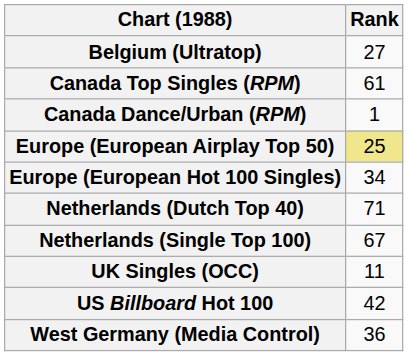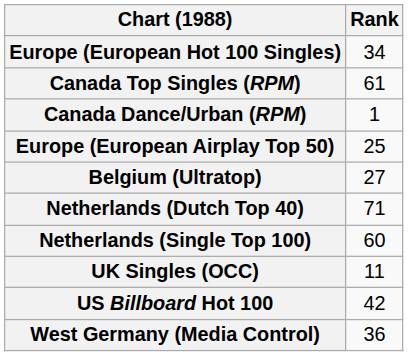rows swapped: (175, 51) <-> (175, 177)
(374, 146) khaki background -> (374, 146) no background
(374, 240) 67 -> (374, 240) 60
